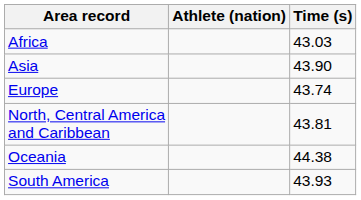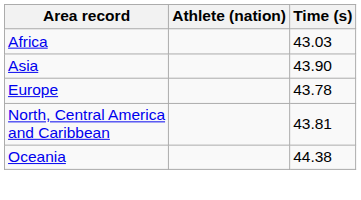(313, 90) 43.74 -> (313, 90) 43.78
- row: (59, 181)
